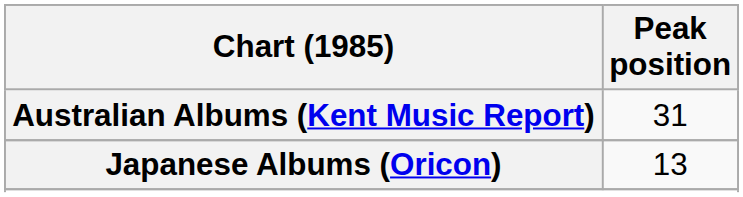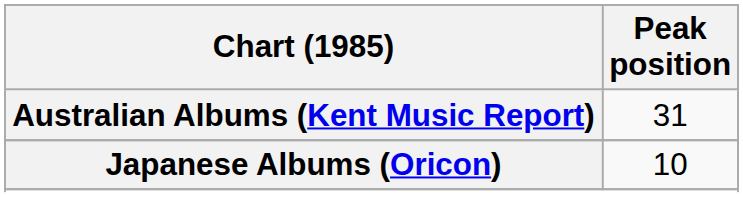(670, 164) 13 -> (670, 164) 10
